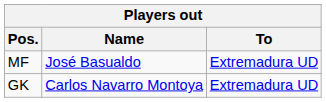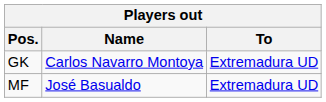rows swapped: (18, 85) <-> (18, 62)
